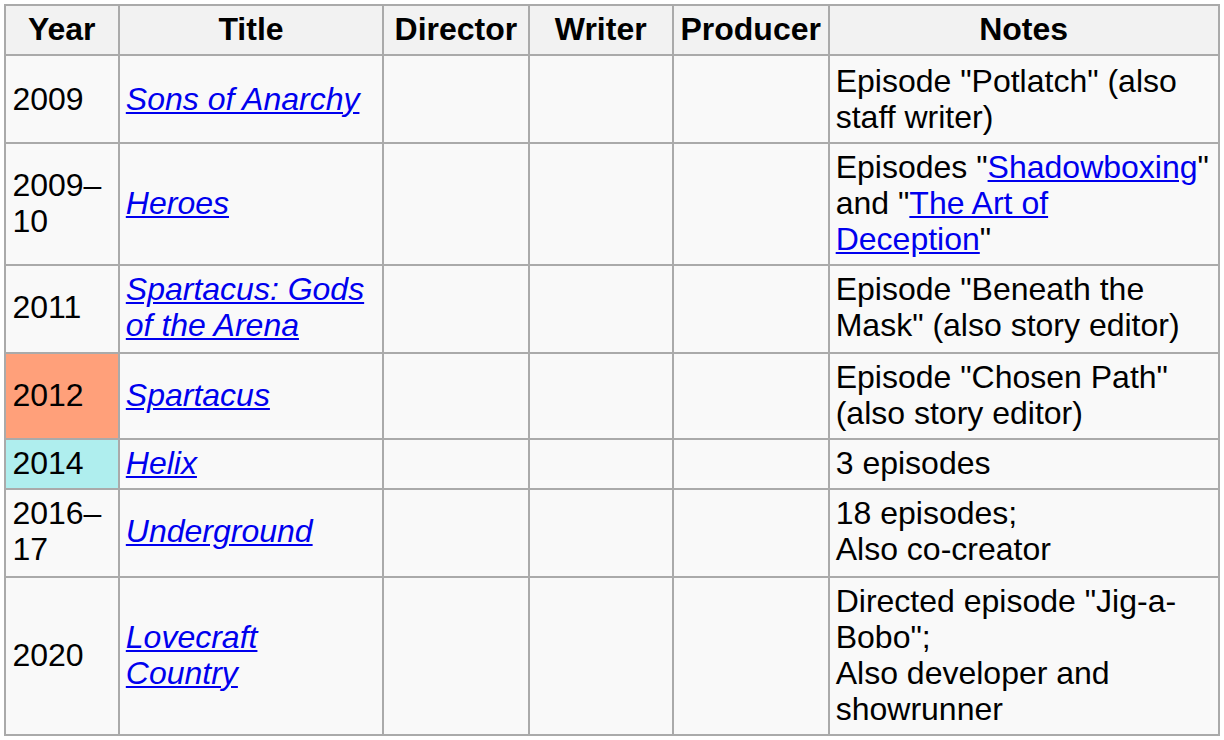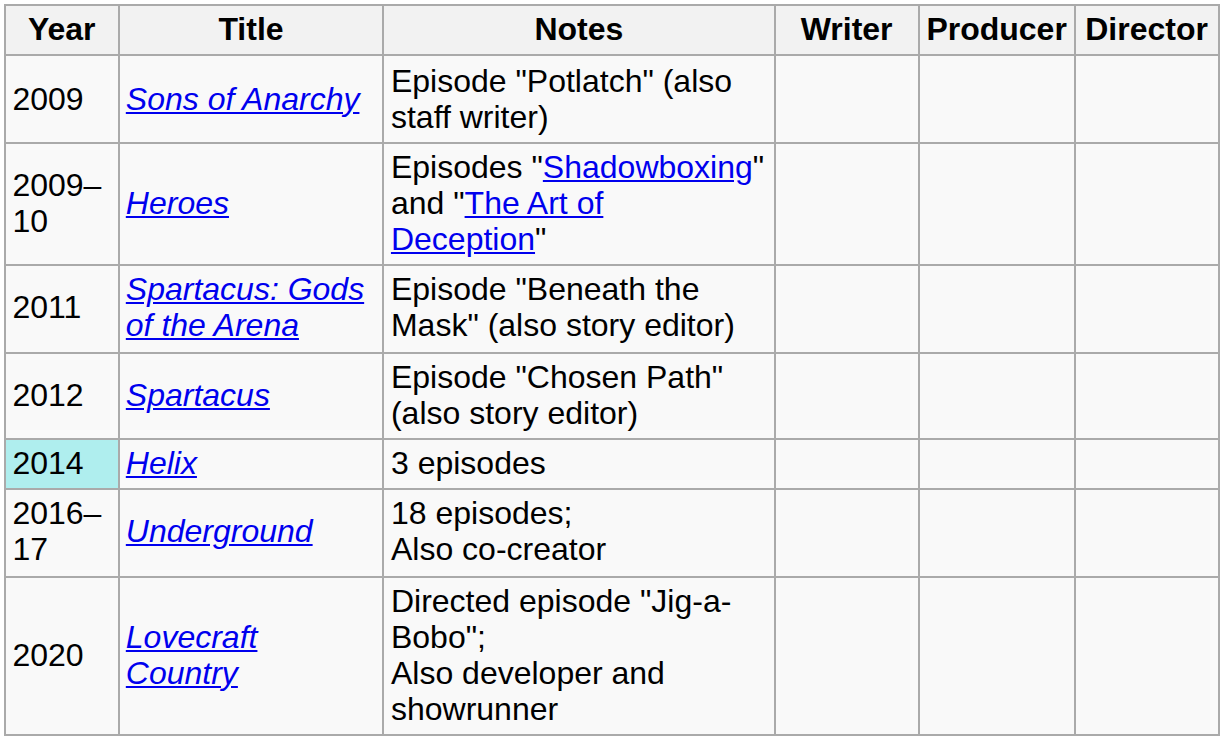columns swapped: (456, 29) <-> (1024, 29)
(48, 394) lightsalmon background -> (48, 394) no background
